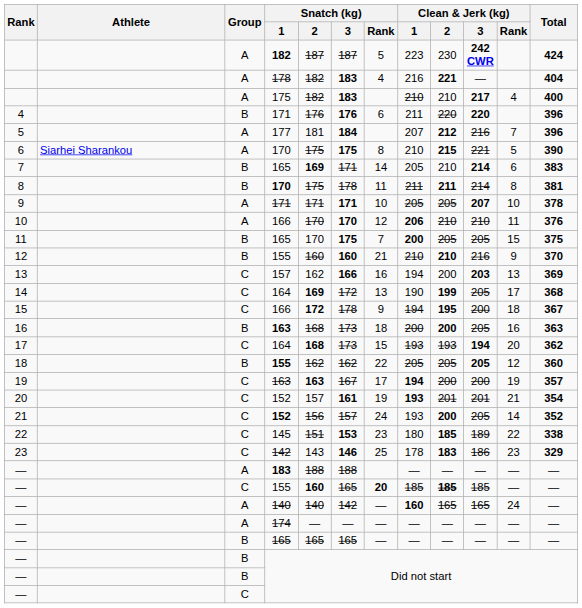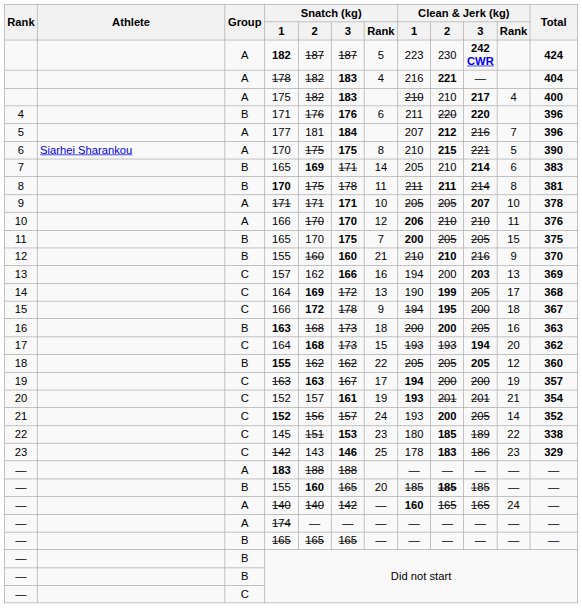(245, 487) C -> (245, 487) B
(381, 487) bold -> (381, 487) normal
